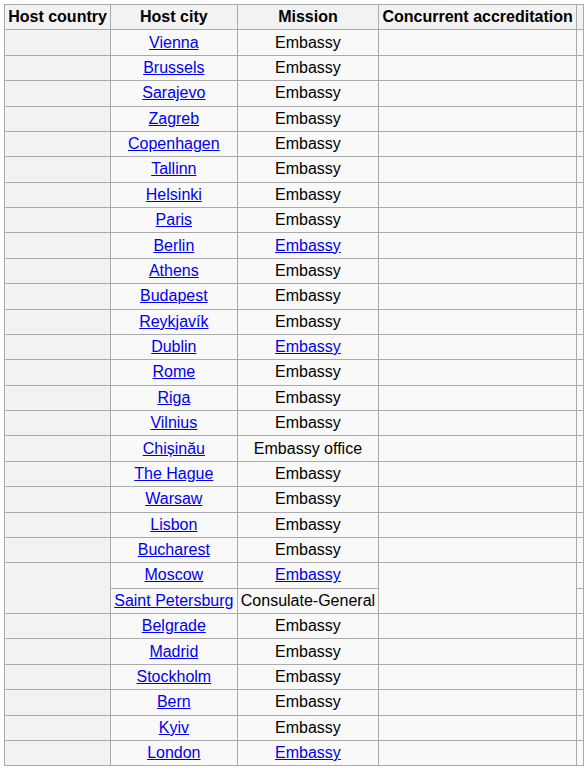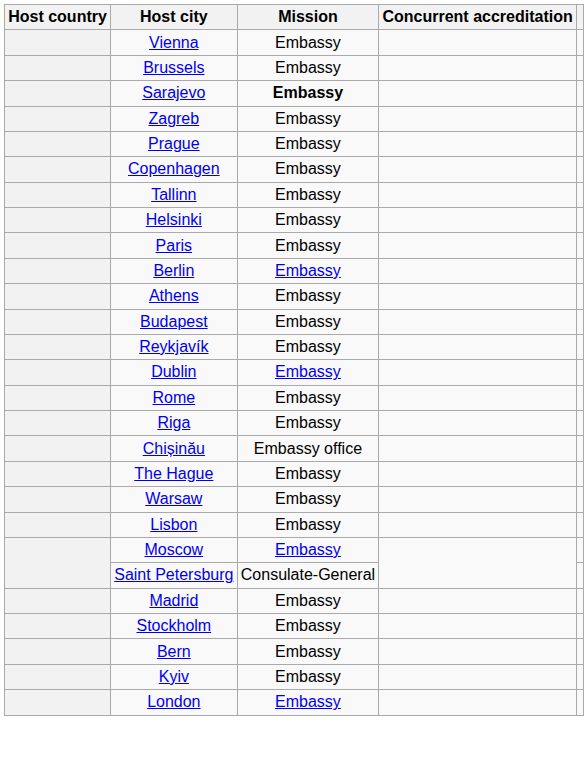(308, 93) normal -> (308, 93) bold
+ row: (174, 144)
- row: (174, 423)
- row: (174, 550)
- row: (174, 626)
